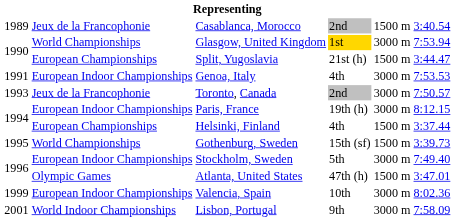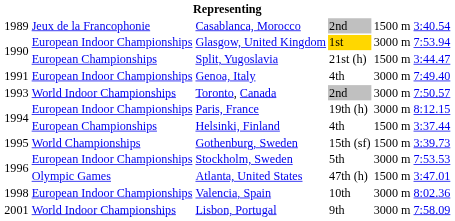(86, 42) World Championships -> (112, 42) European Indoor Championships
(432, 76) 7:53.53 -> (432, 76) 7:49.40
(91, 92) Jeux de la Francophonie -> (104, 92) World Indoor Championships
(432, 159) 7:49.40 -> (432, 159) 7:53.53
(16, 193) 1999 -> (16, 193) 1998
